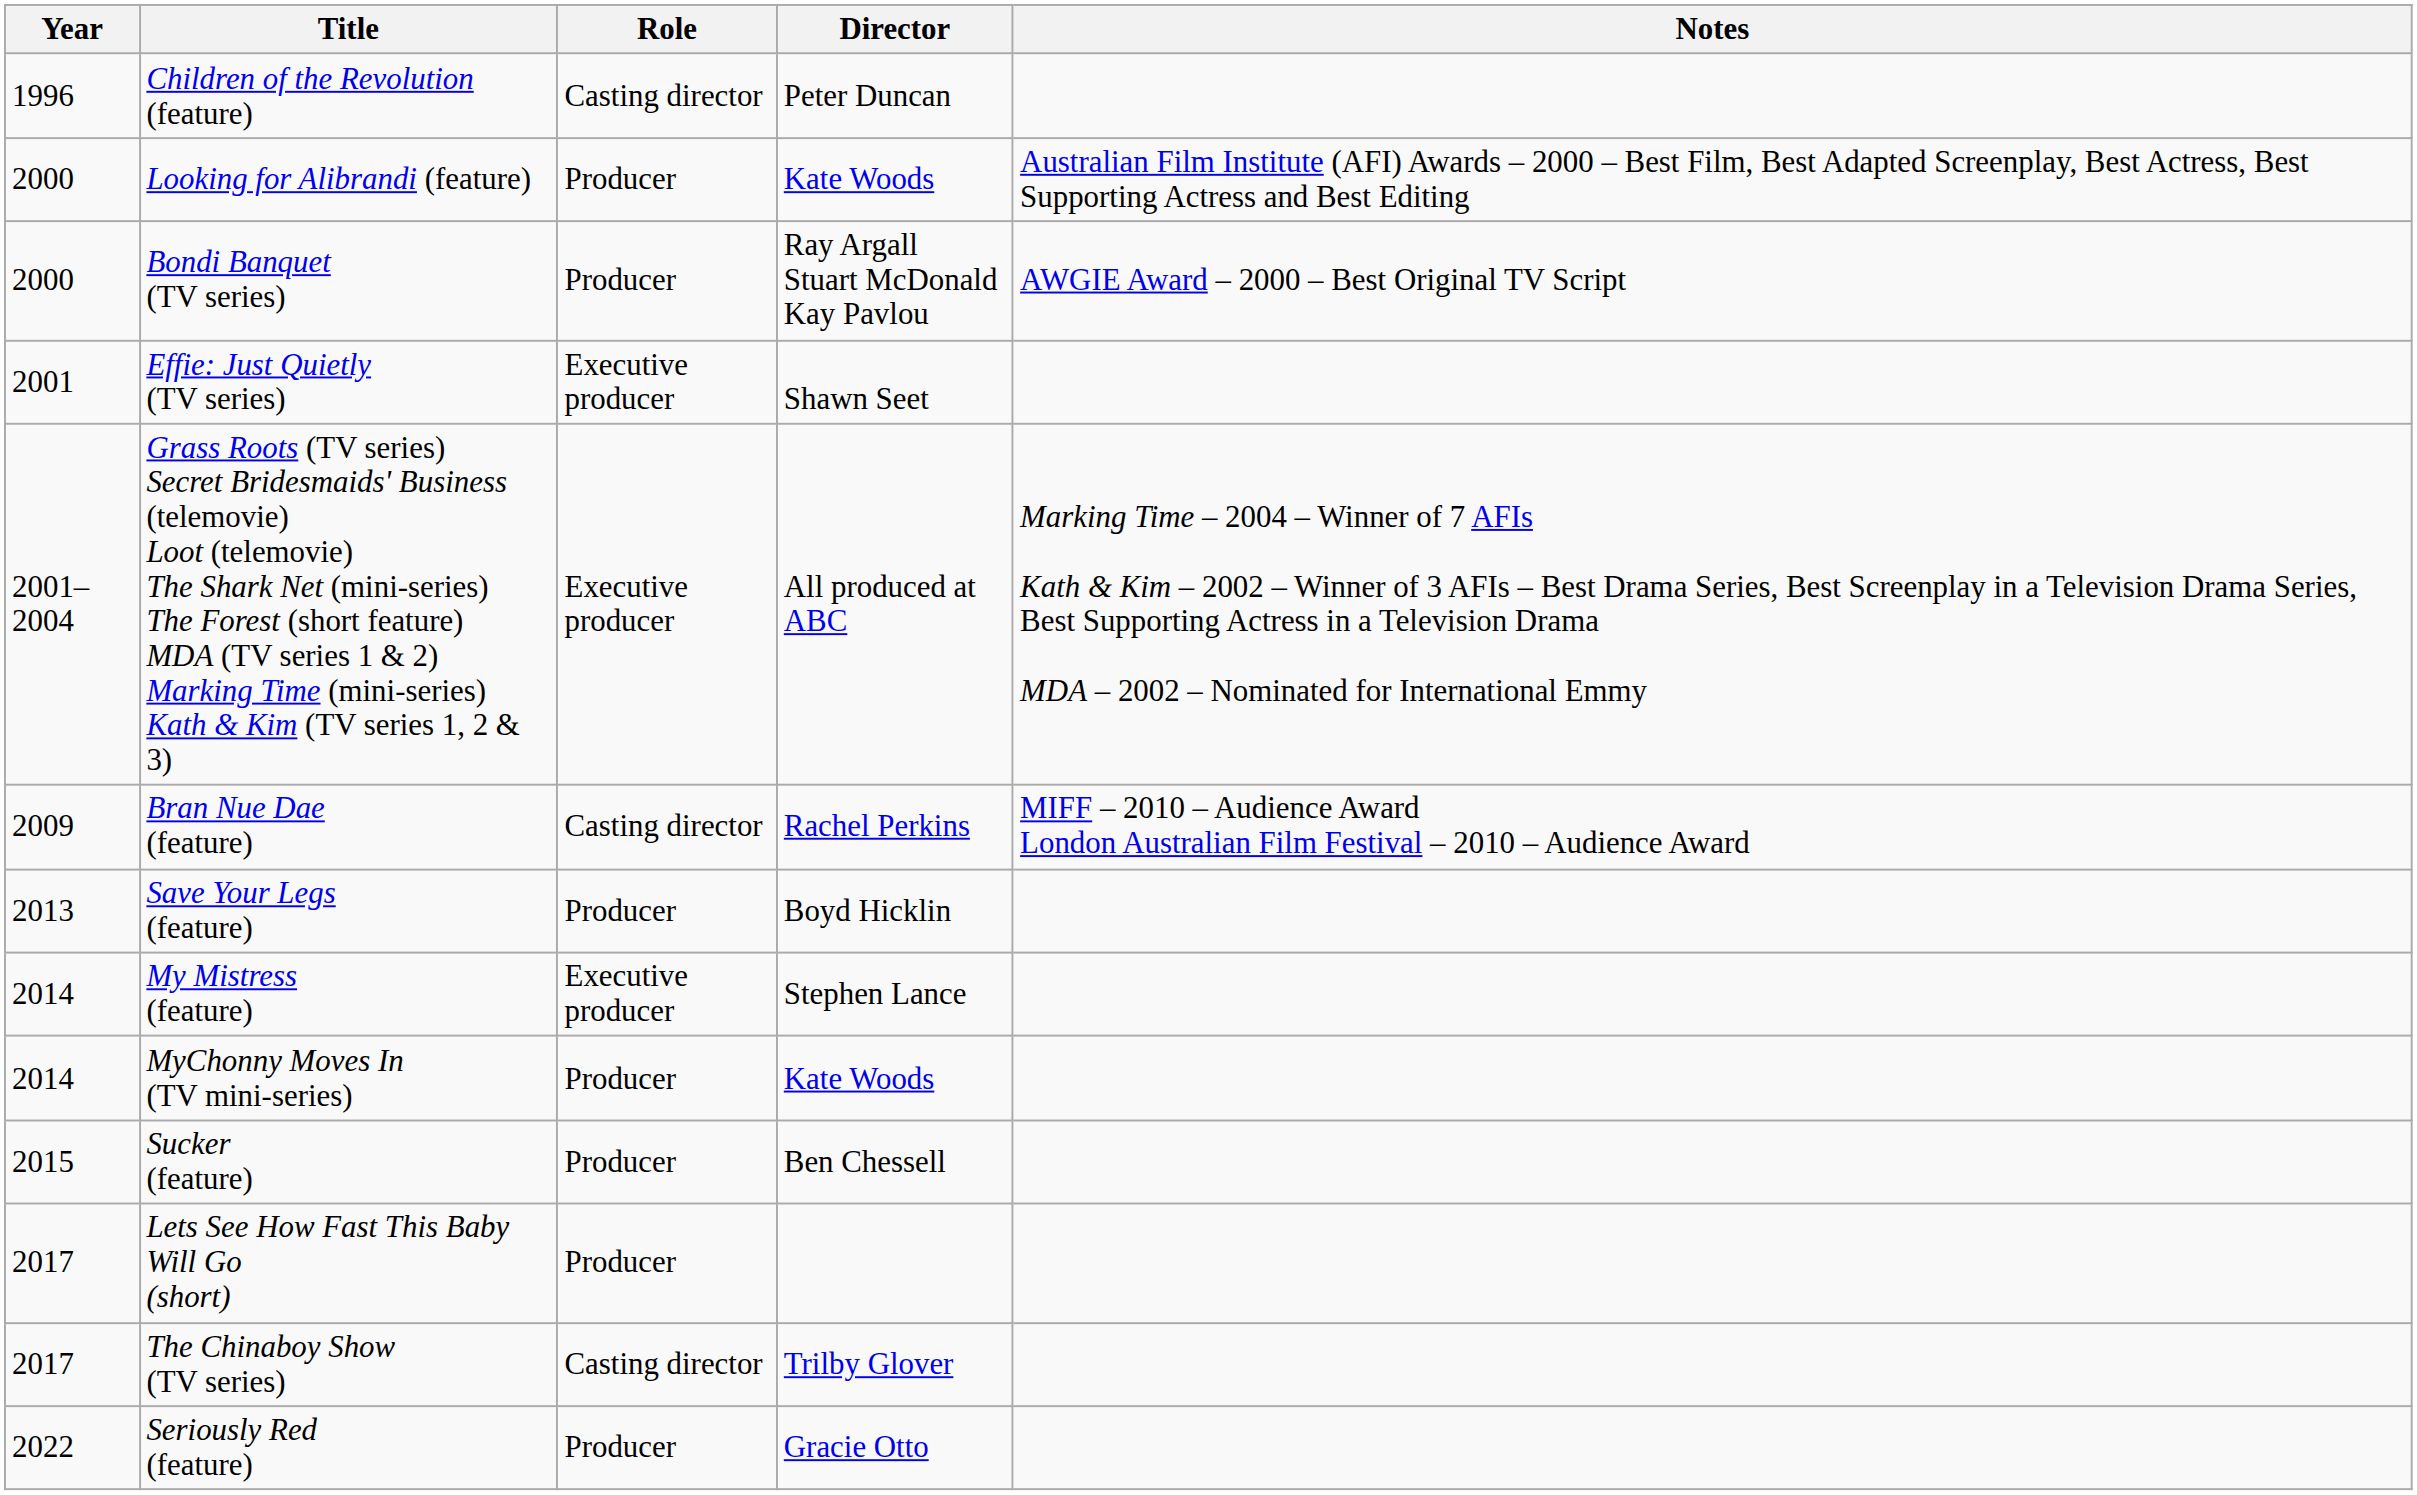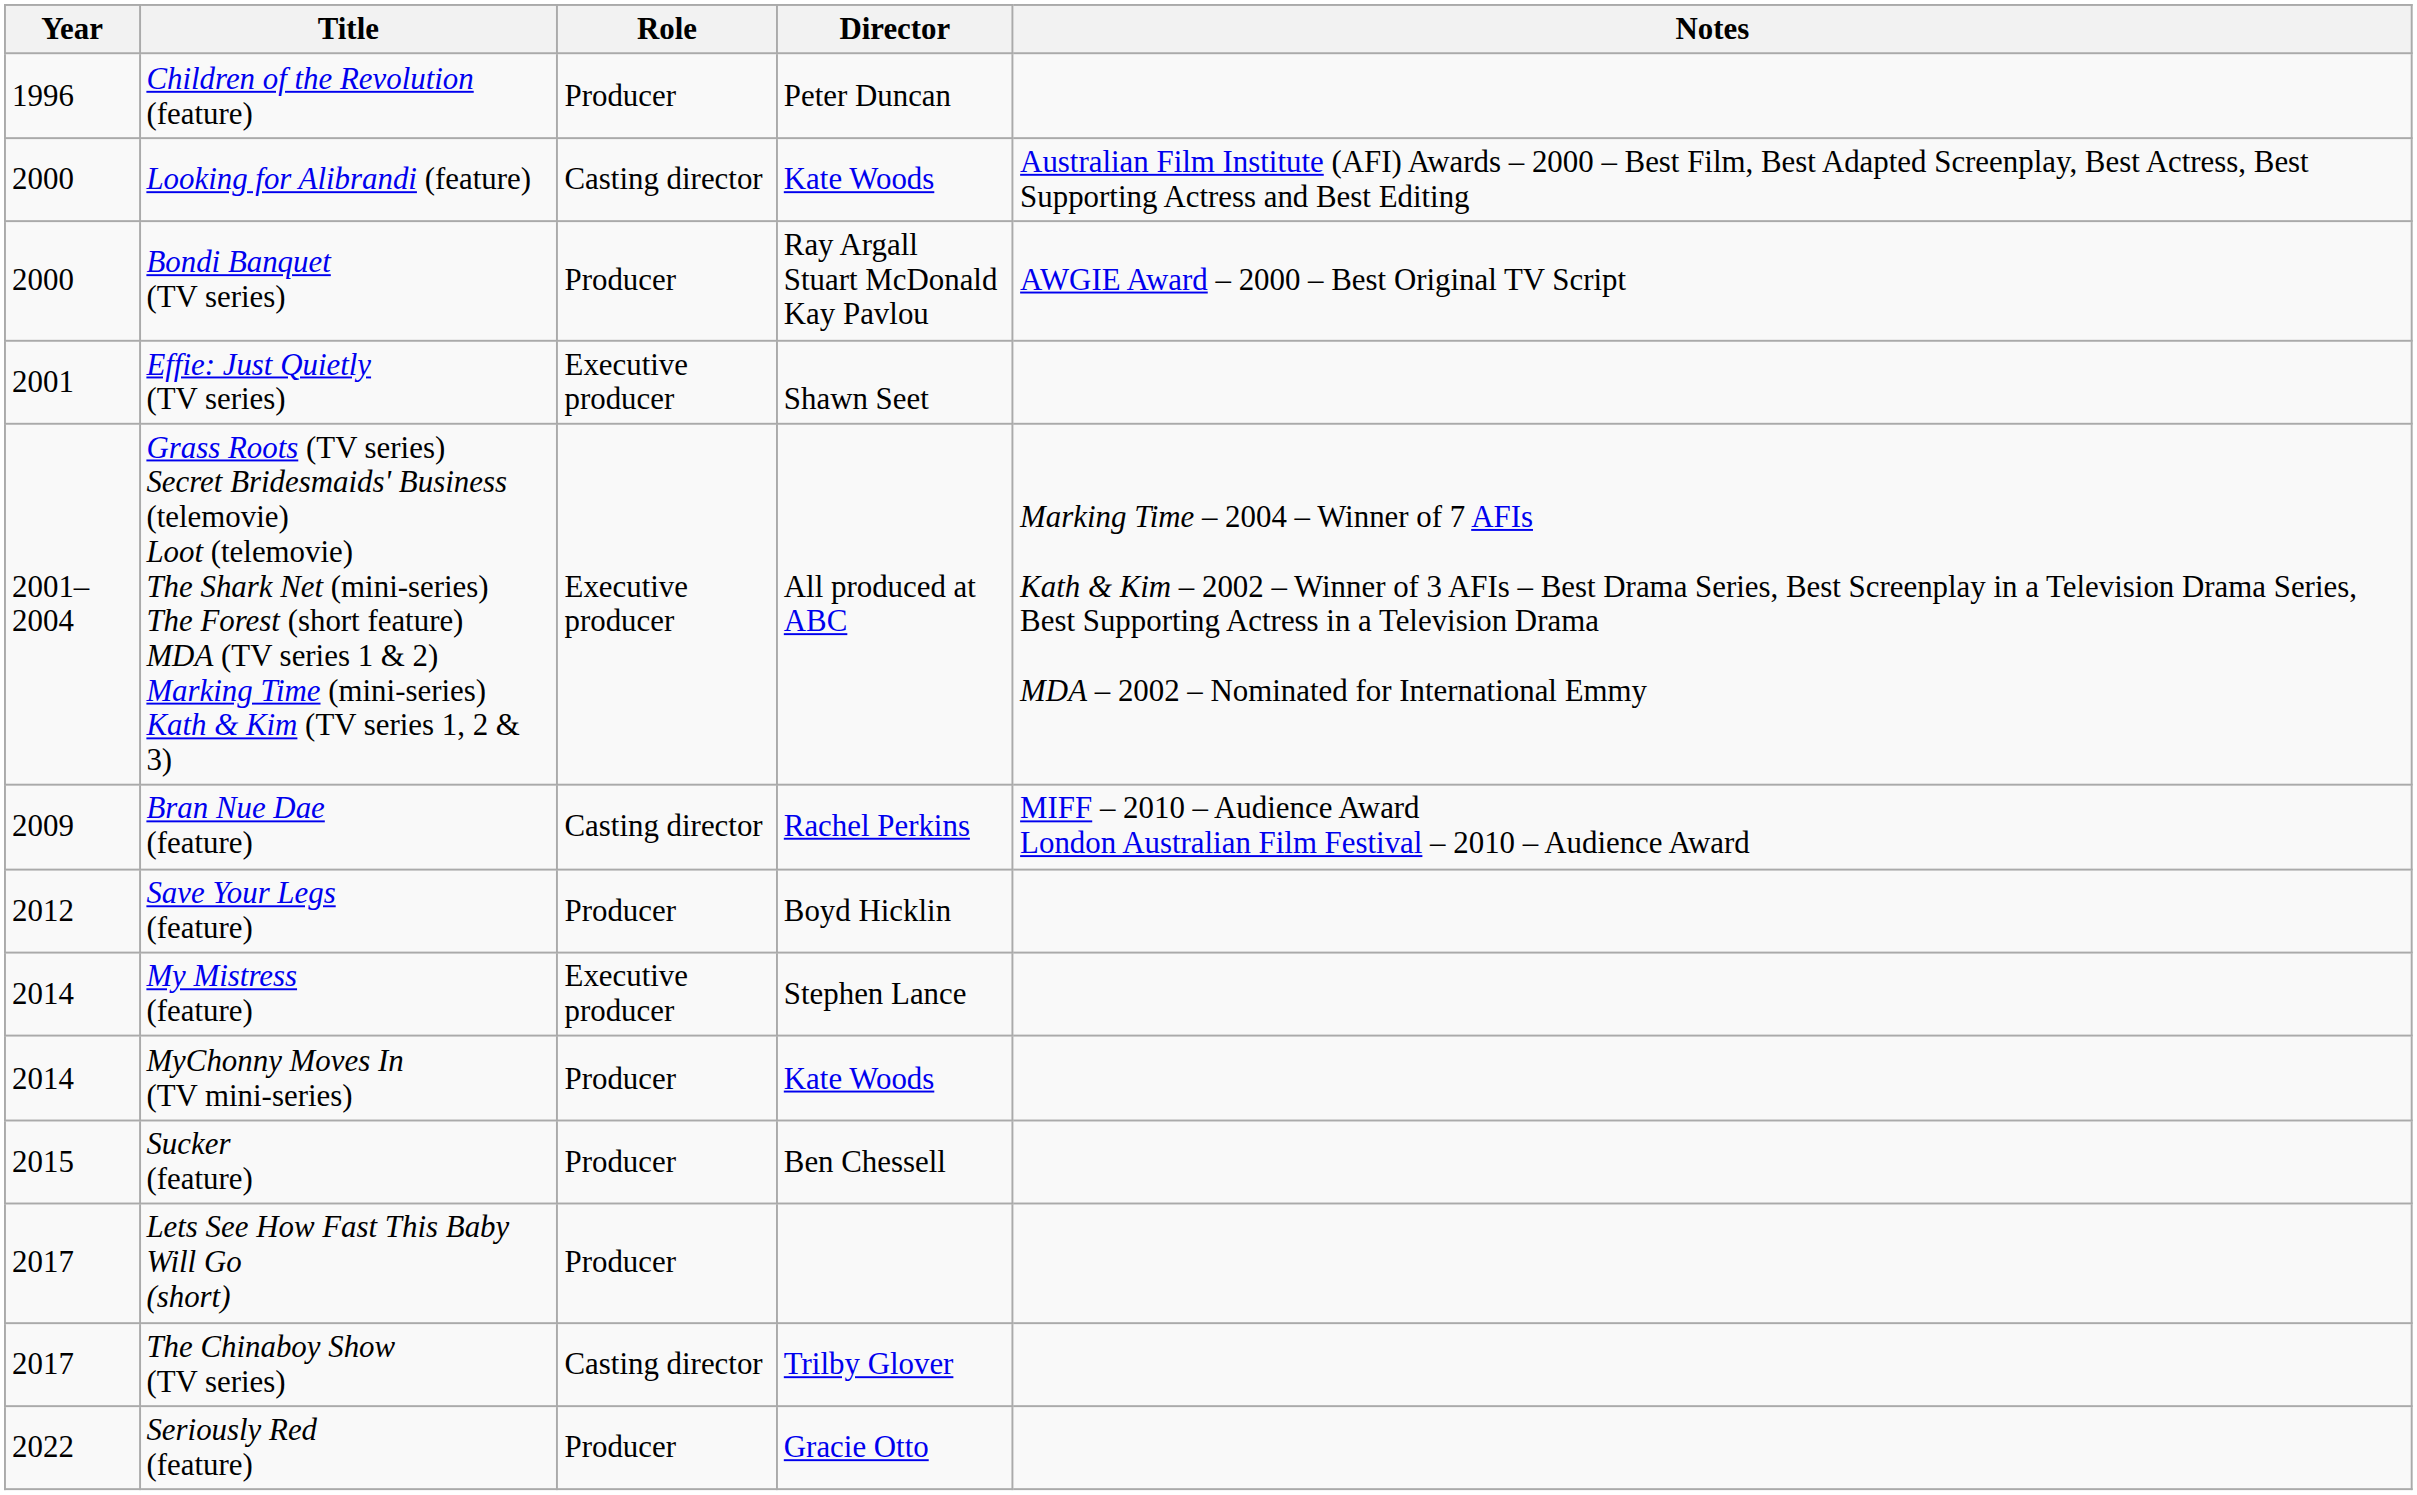(664, 95) Casting director -> (620, 95) Producer
(620, 179) Producer -> (664, 179) Casting director
(43, 910) 2013 -> (43, 910) 2012
